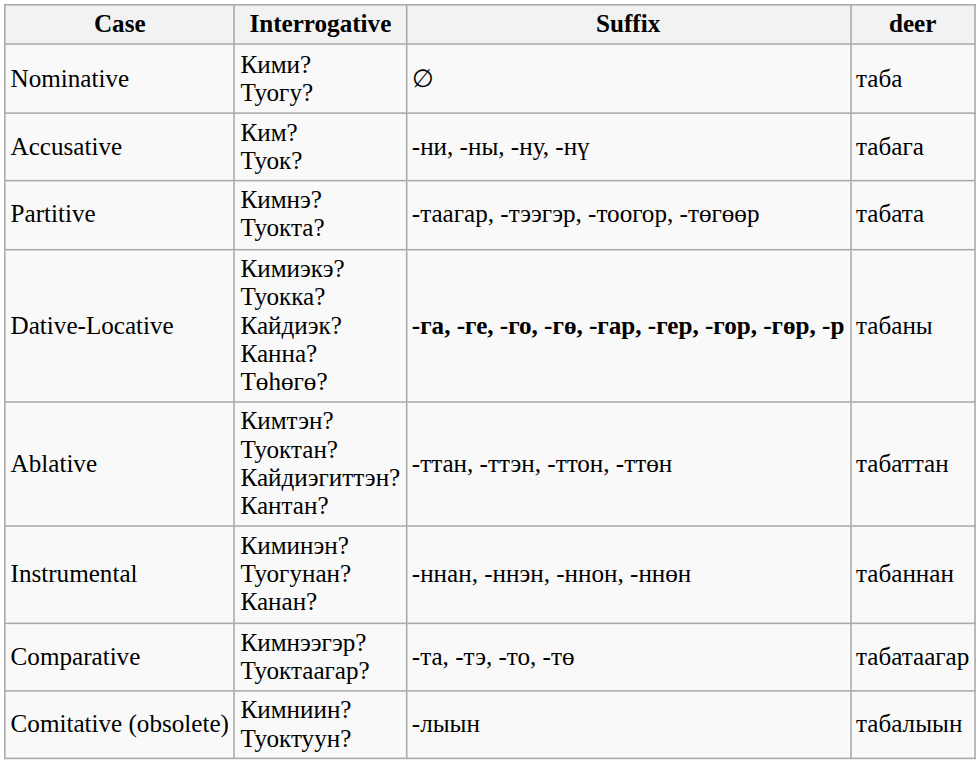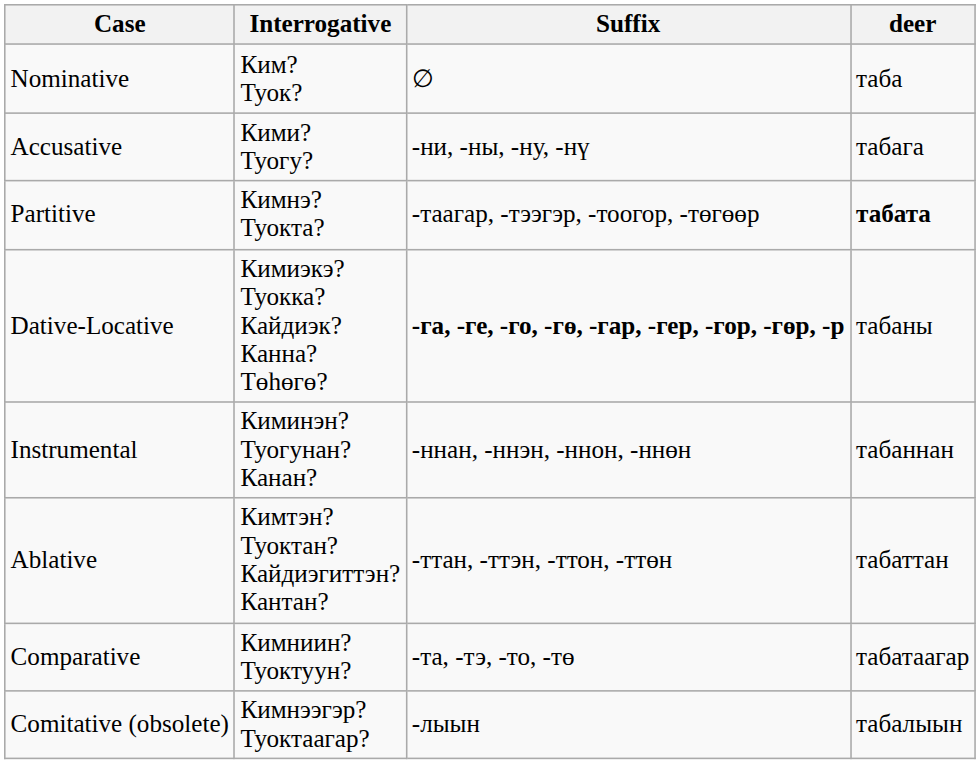(277, 78) Кими? Туогу? -> (271, 78) Ким? Туок?
(271, 146) Ким? Туок? -> (277, 146) Кими? Туогу?
(890, 214) normal -> (893, 214) bold
rows swapped: (54, 463) <-> (74, 574)
(305, 656) Кимнээгэр? Туоктаагар? -> (296, 656) Кимниин? Туоктуун?
(296, 724) Кимниин? Туоктуун? -> (305, 724) Кимнээгэр? Туоктаагар?
